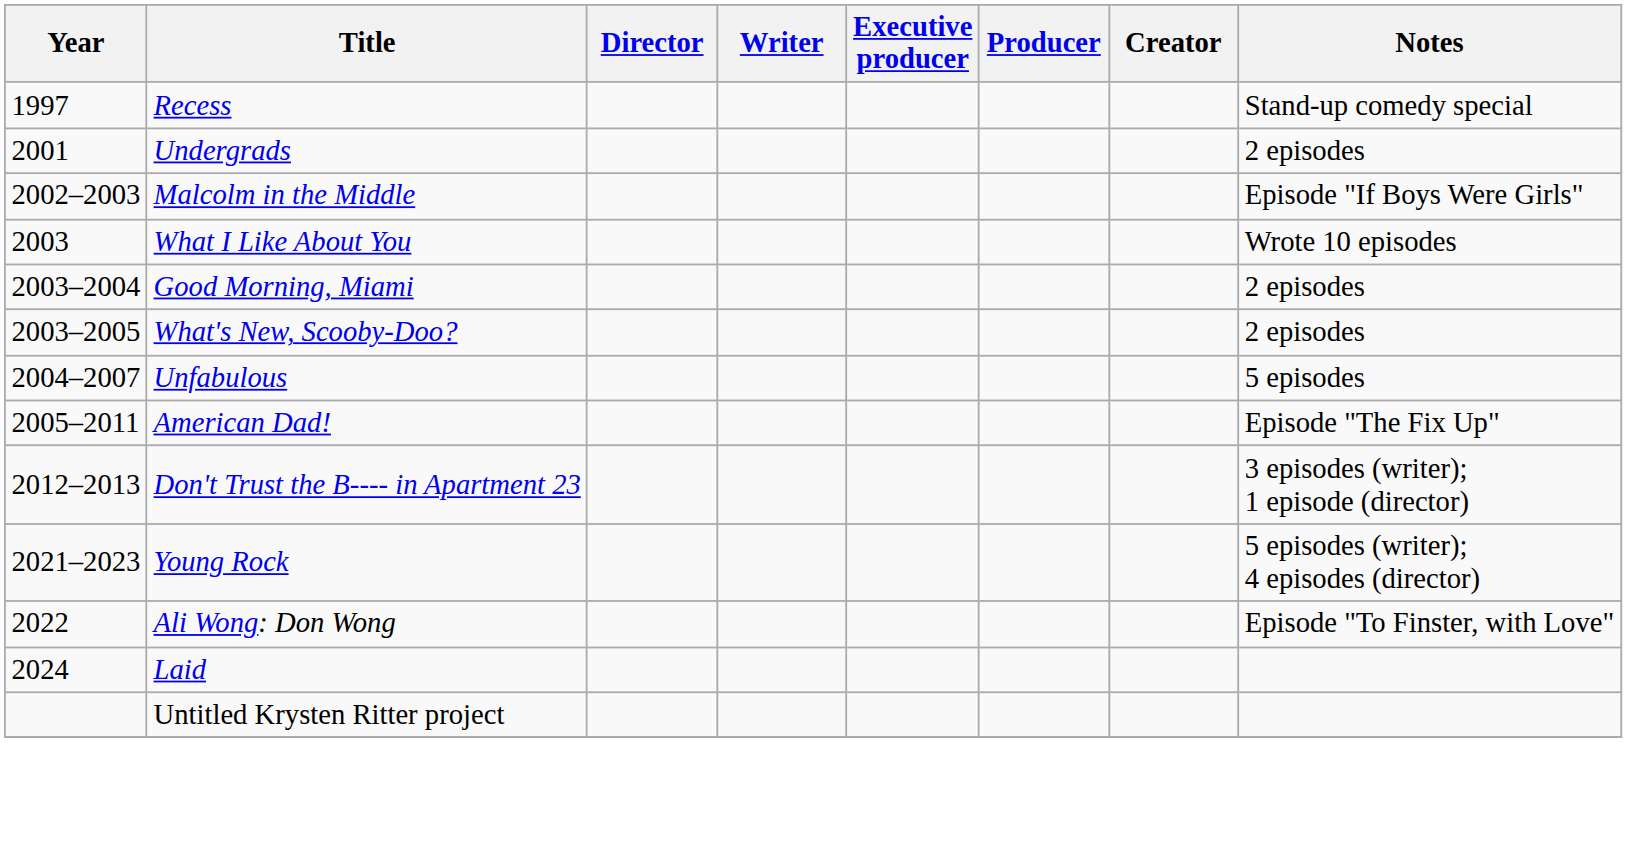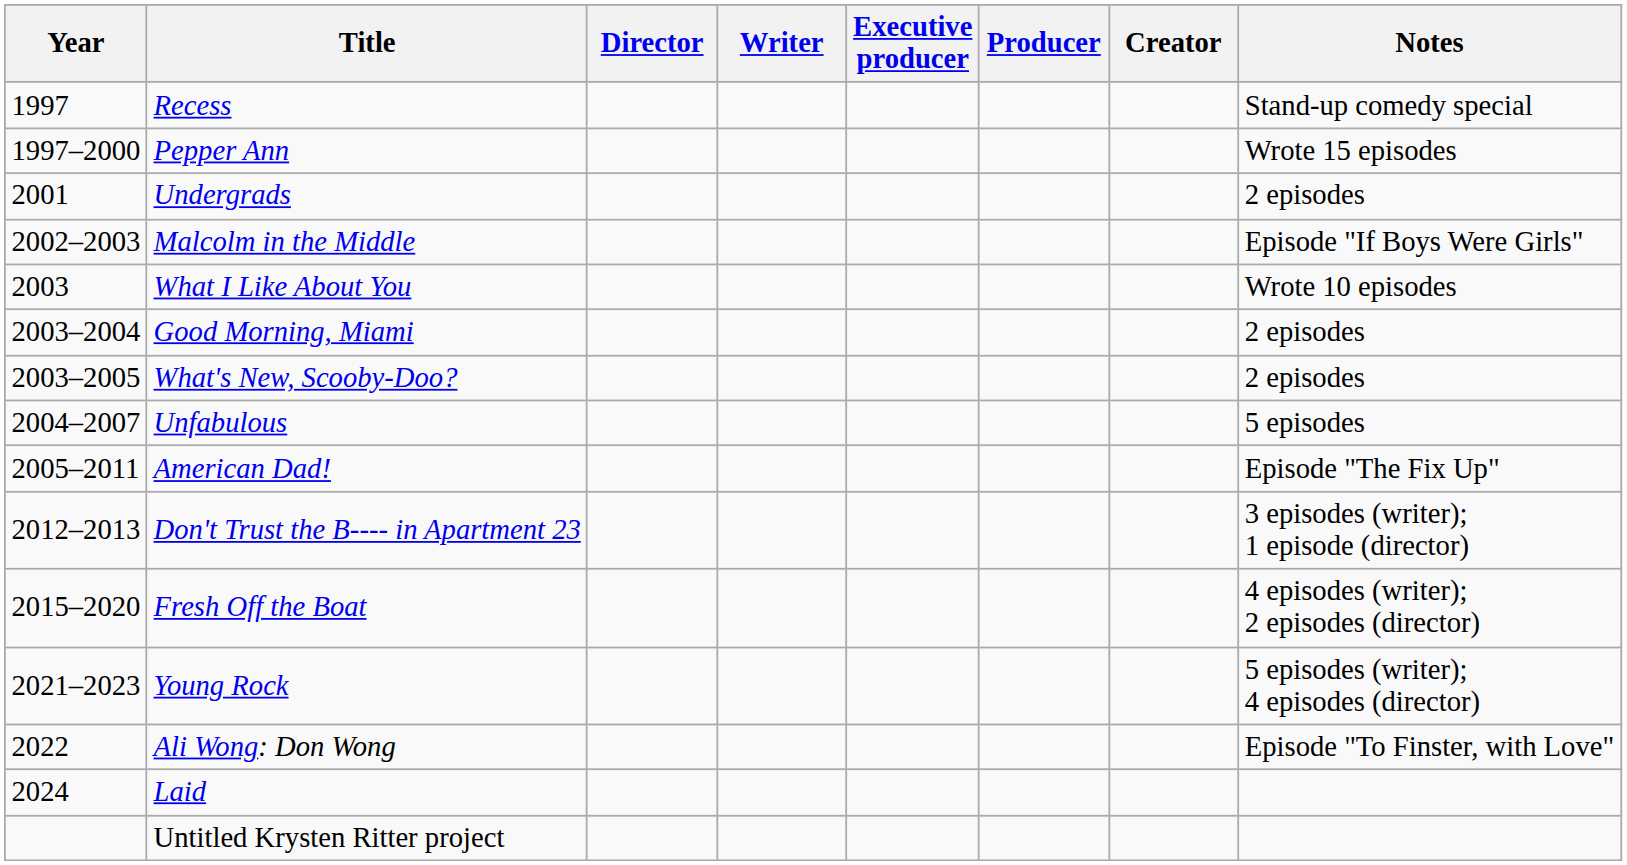+ row: (221, 150)
+ row: (260, 607)
